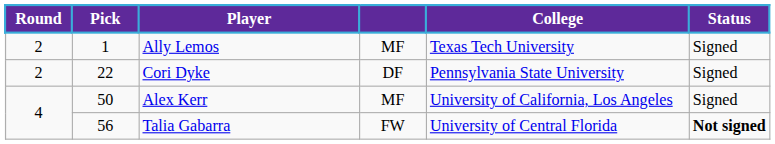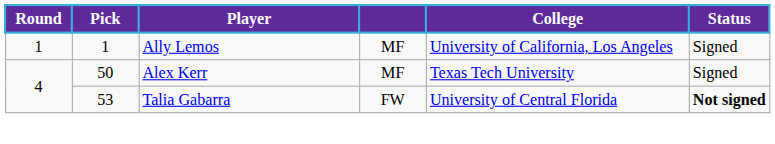(38, 46) 2 -> (38, 46) 1
(502, 46) Texas Tech University -> (551, 46) University of California, Los Angeles
- row: (176, 73)
(551, 99) University of California, Los Angeles -> (502, 73) Texas Tech University
(105, 126) 56 -> (105, 99) 53
